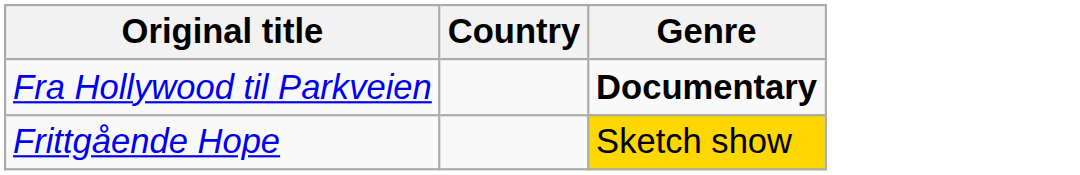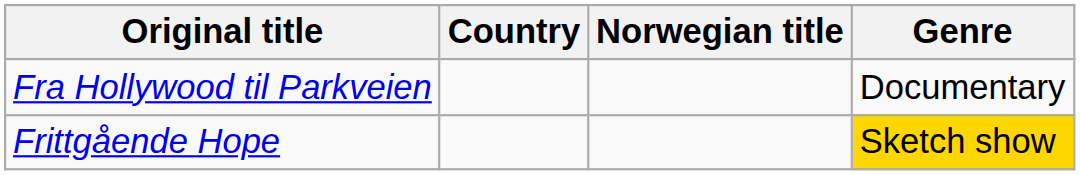+ column: (720, 31)
(707, 86) bold -> (963, 86) normal
